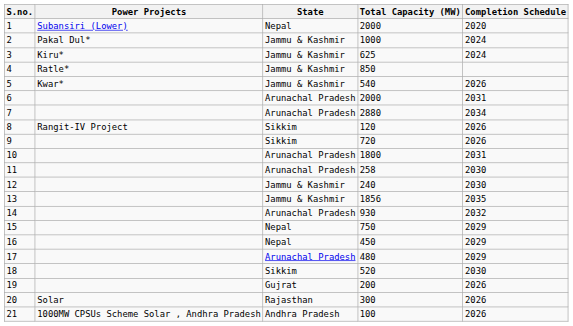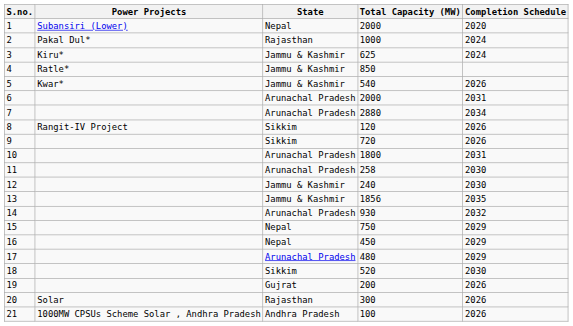(305, 40) Jammu & Kashmir -> (289, 40) Rajasthan
